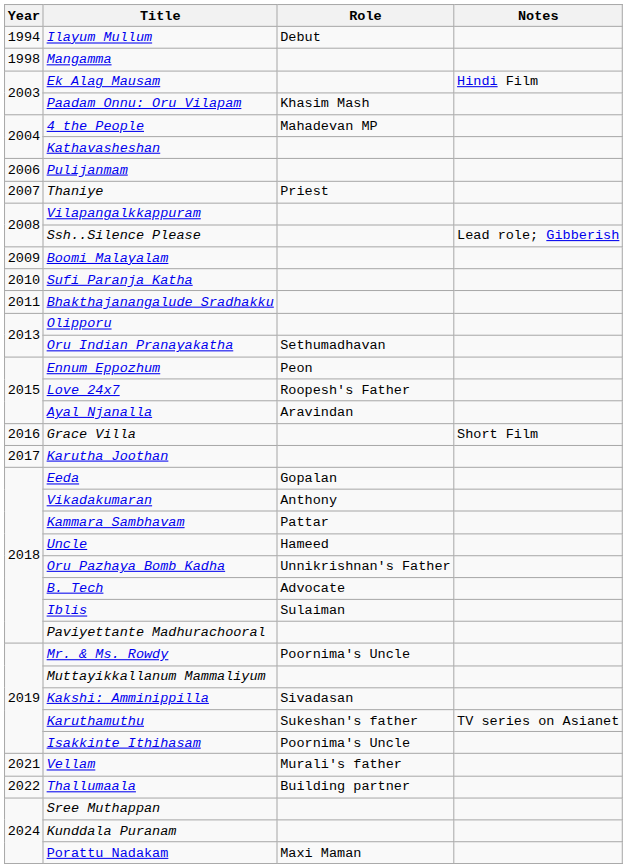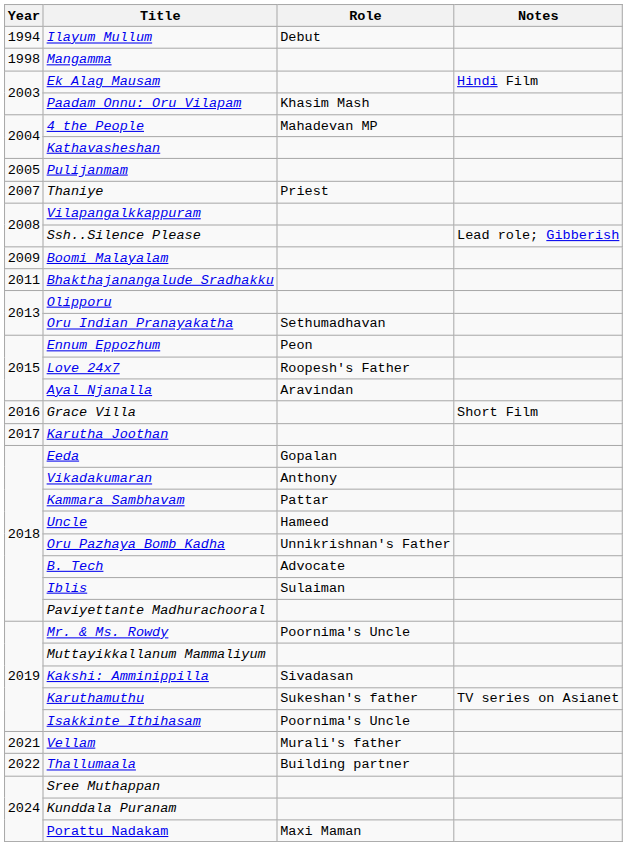(24, 170) 2006 -> (24, 170) 2005
- row: (120, 280)
